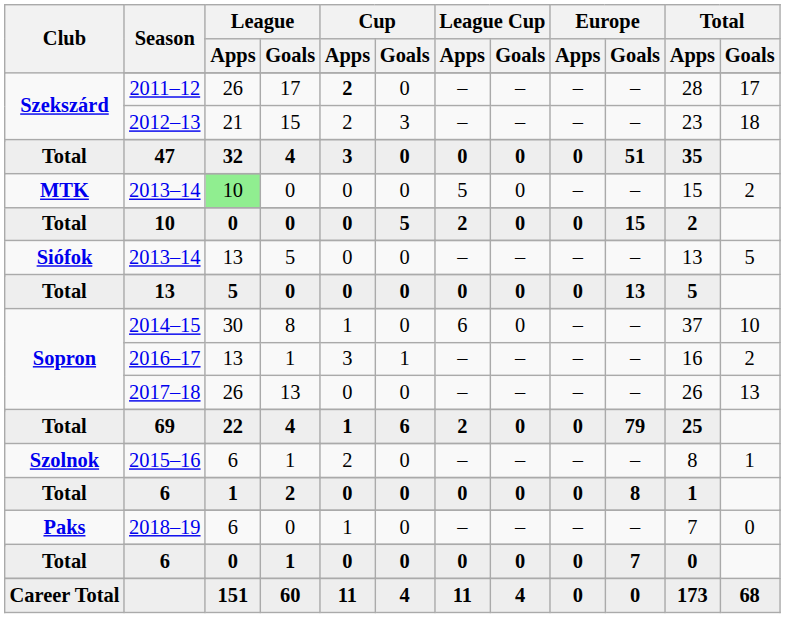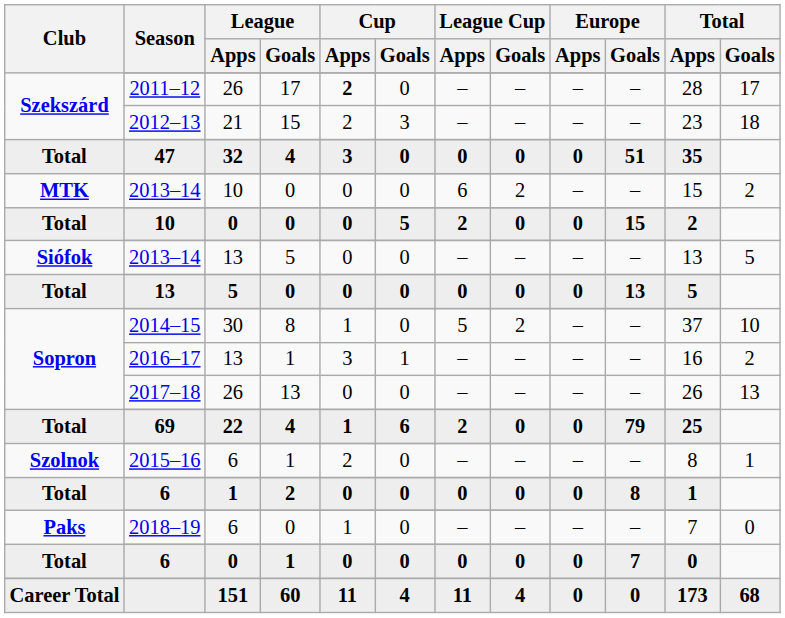(233, 190) lightgreen background -> (233, 190) no background
(462, 190) 5 -> (462, 190) 6
(520, 190) 0 -> (520, 190) 2
(462, 325) 6 -> (462, 325) 5
(520, 325) 0 -> (520, 325) 2
